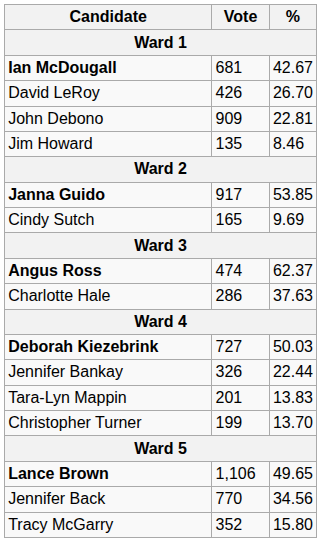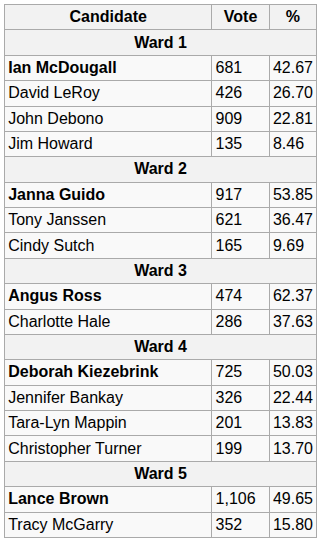+ row: (57, 220)
(229, 347) 727 -> (229, 372) 725
- row: (57, 499)
